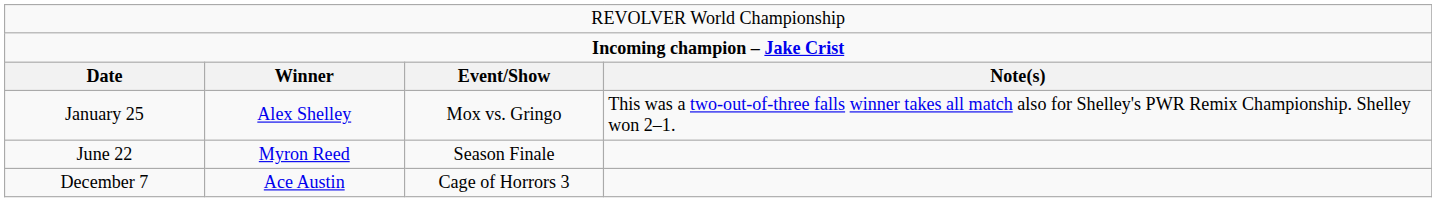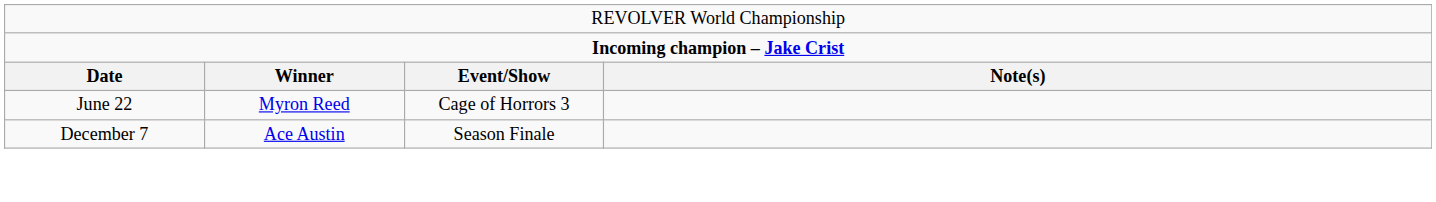- row: (104, 115)
(504, 153) Season Finale -> (504, 104) Cage of Horrors 3
(504, 182) Cage of Horrors 3 -> (504, 133) Season Finale
